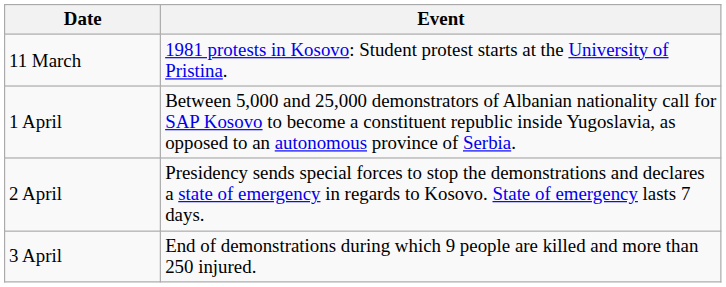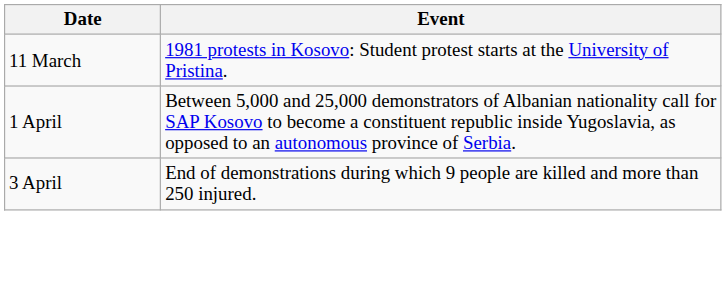- row: (35, 194)
